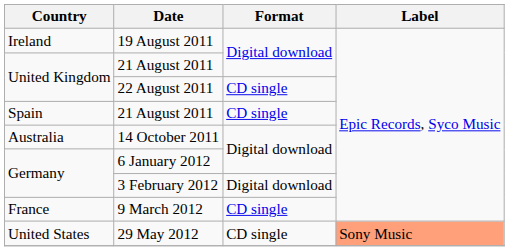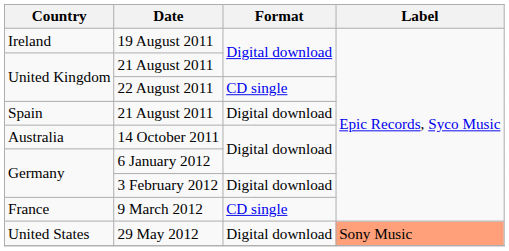(257, 112) CD single -> (279, 112) Digital download
(257, 233) CD single -> (279, 233) Digital download
